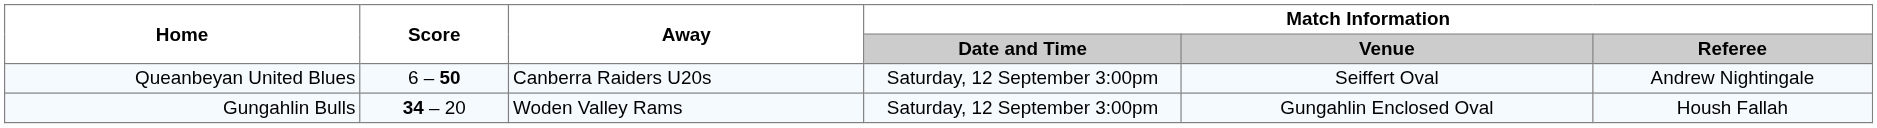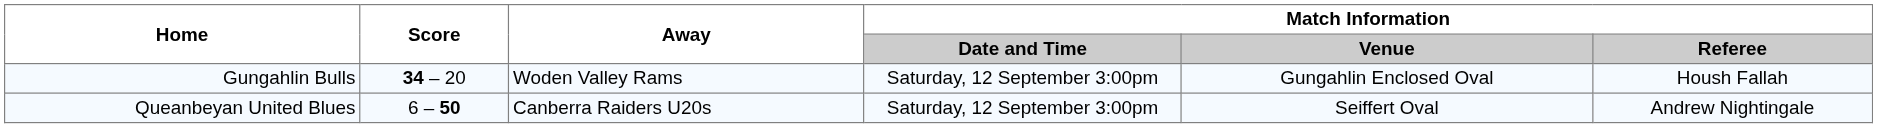rows swapped: (289, 107) <-> (245, 78)
